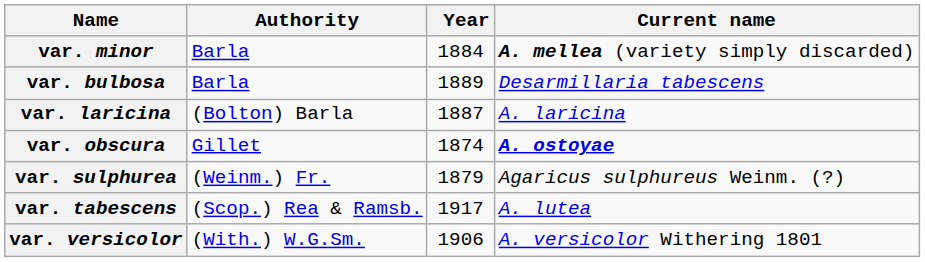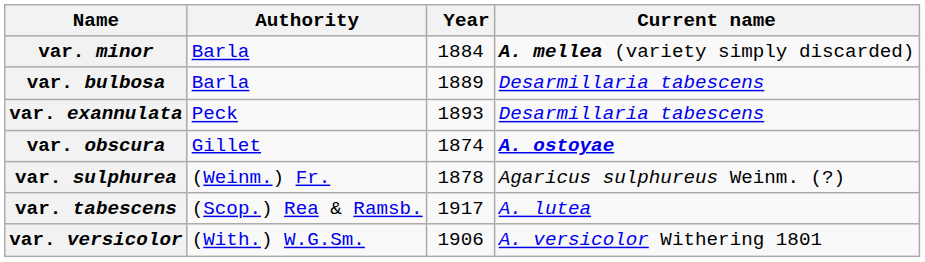+ row: (96, 114)
- row: (96, 114)
(461, 177) 1879 -> (461, 177) 1878
